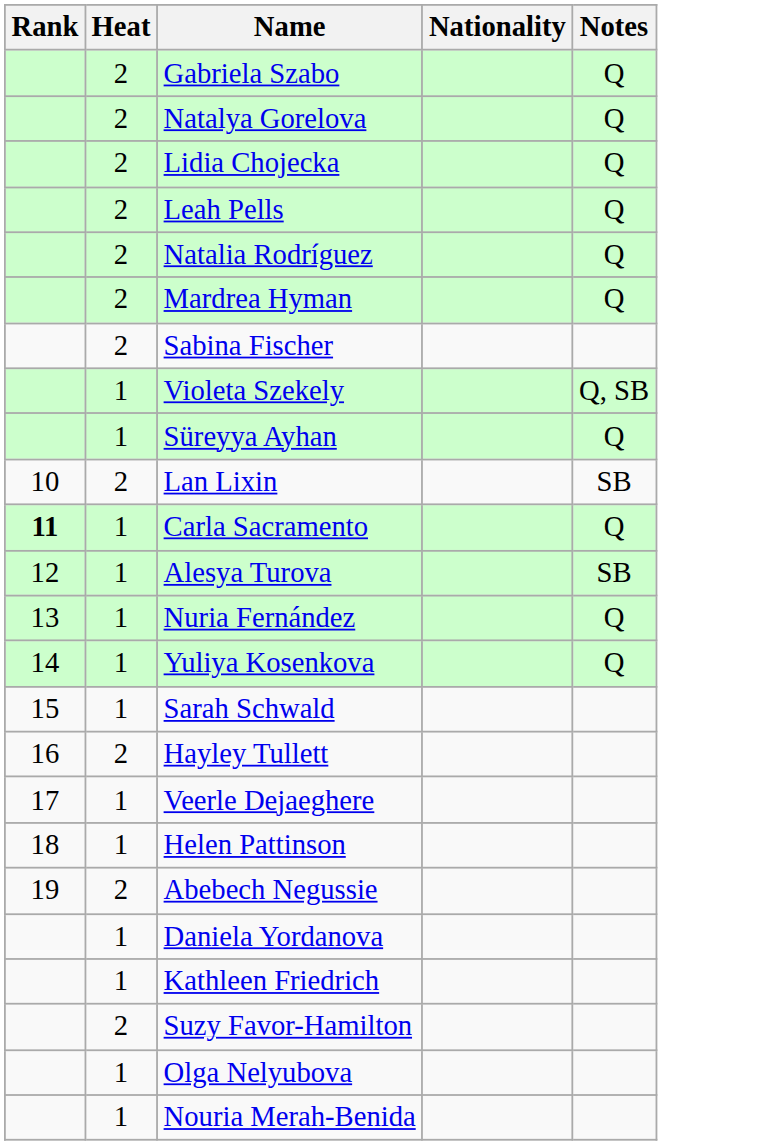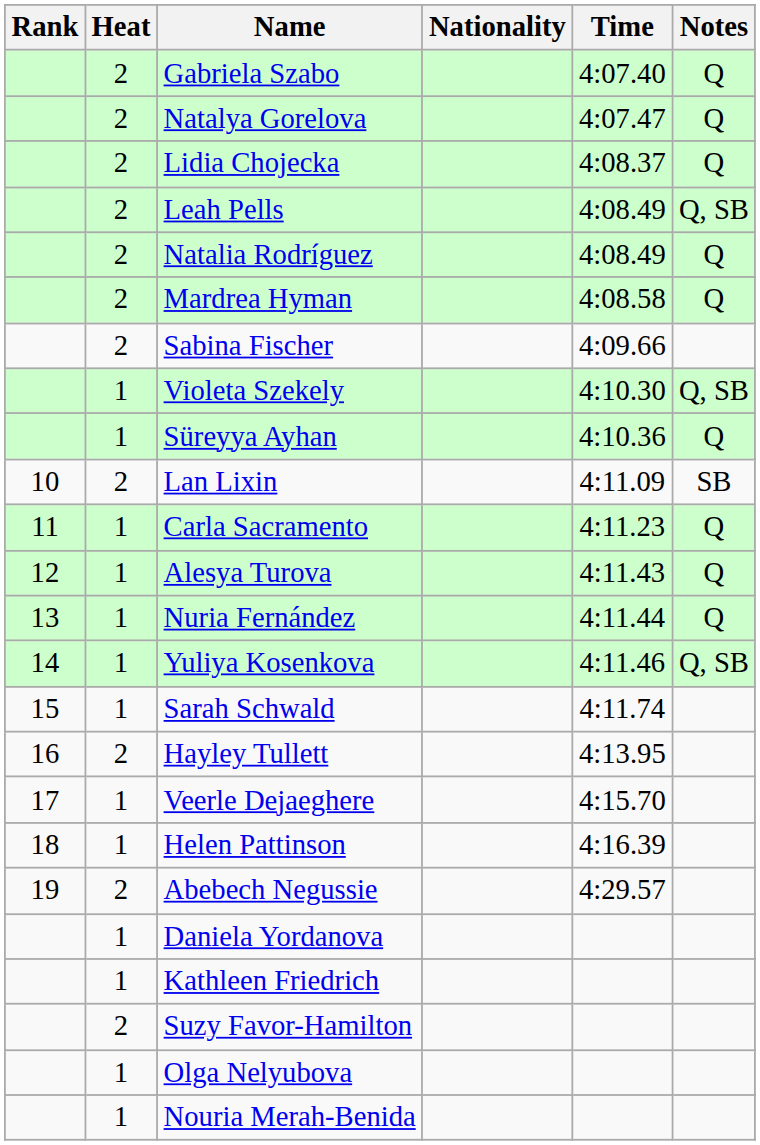+ column: (622, 27)
(614, 208) Q -> (714, 208) Q, SB
(45, 526) bold -> (45, 526) normal
(614, 572) SB -> (714, 572) Q
(614, 663) Q -> (714, 663) Q, SB
